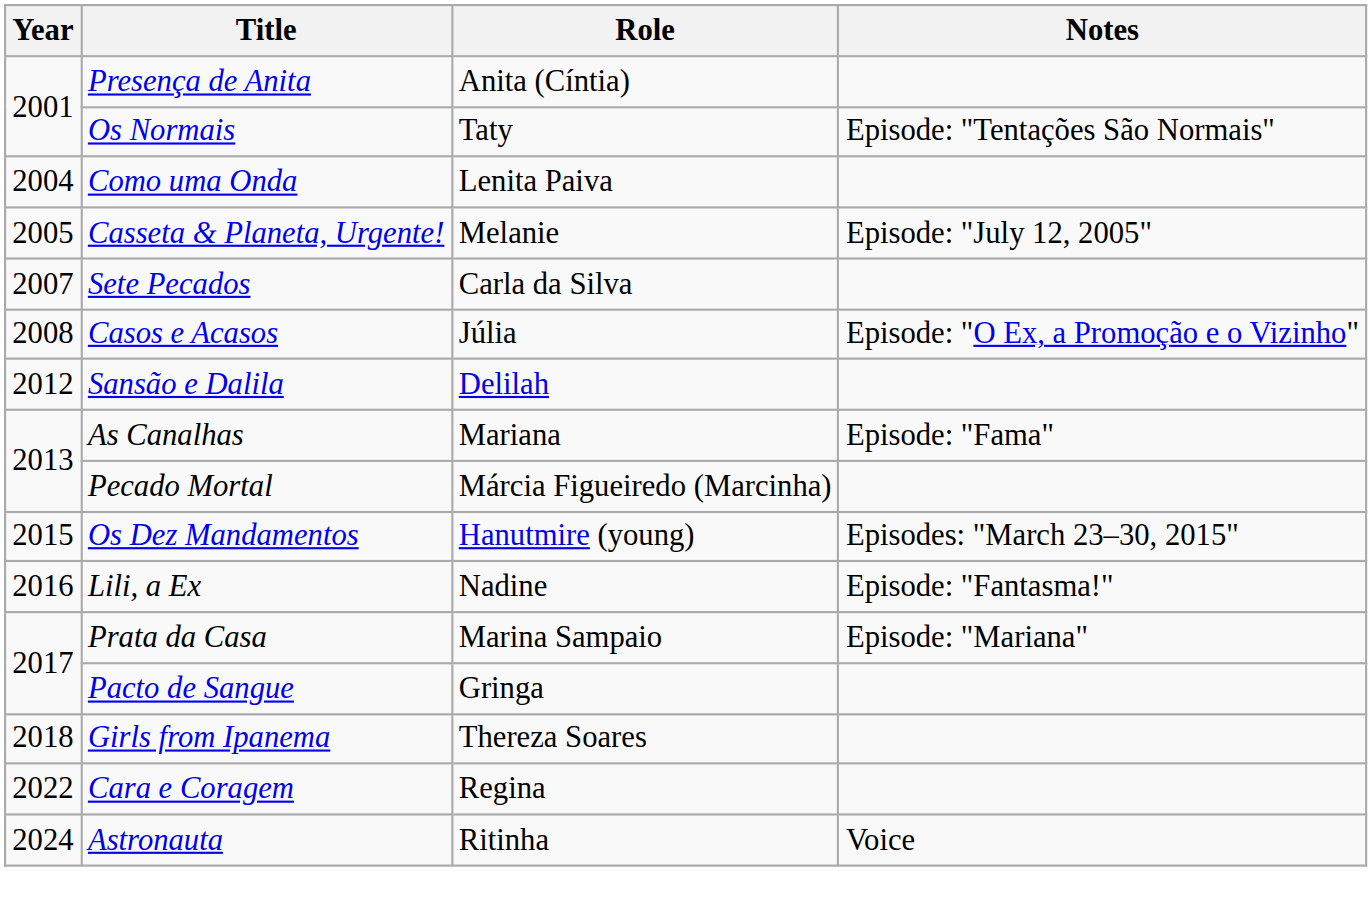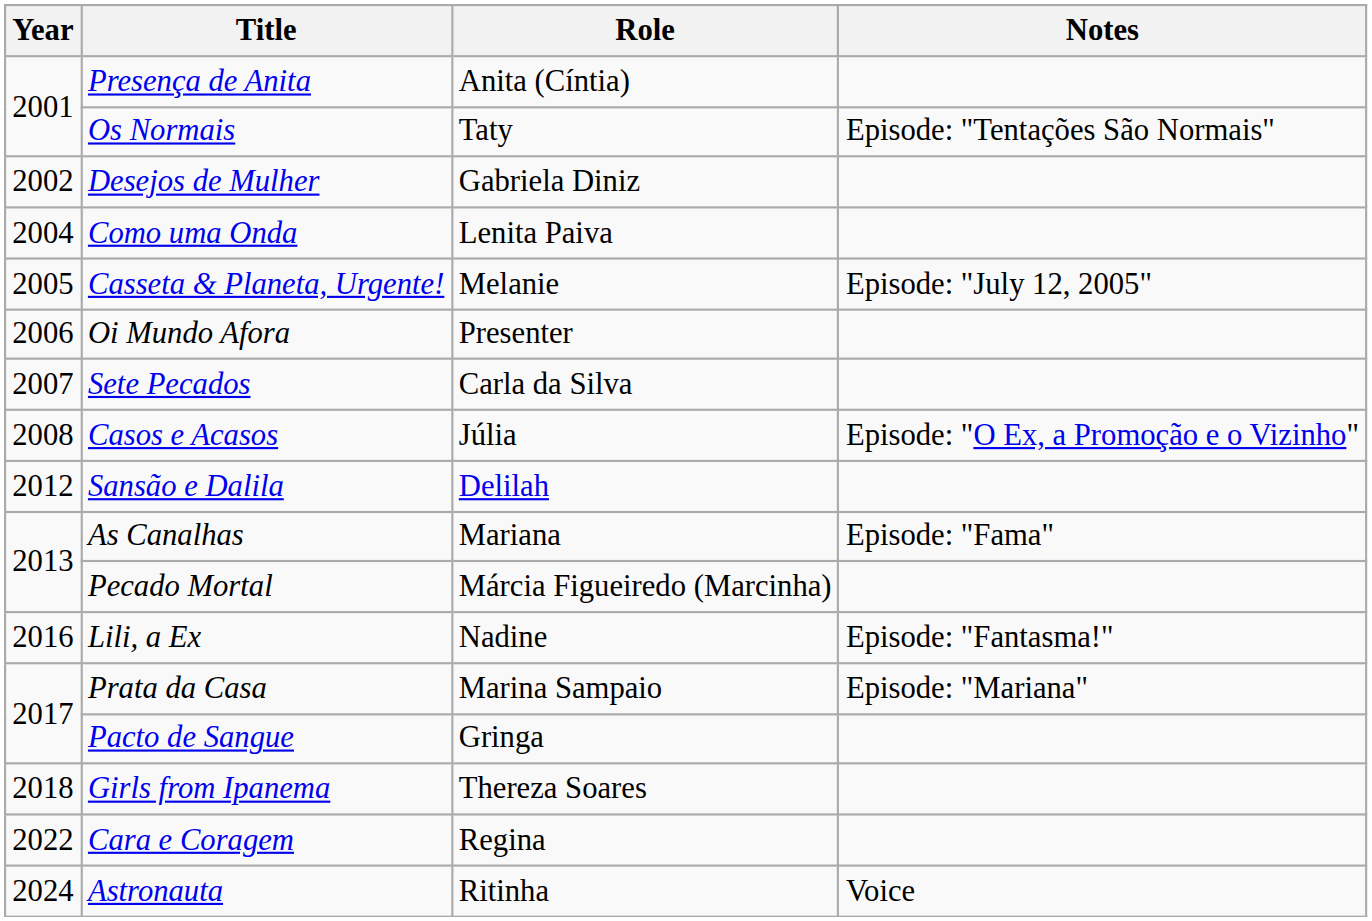+ row: (204, 181)
+ row: (189, 333)
- row: (223, 536)
